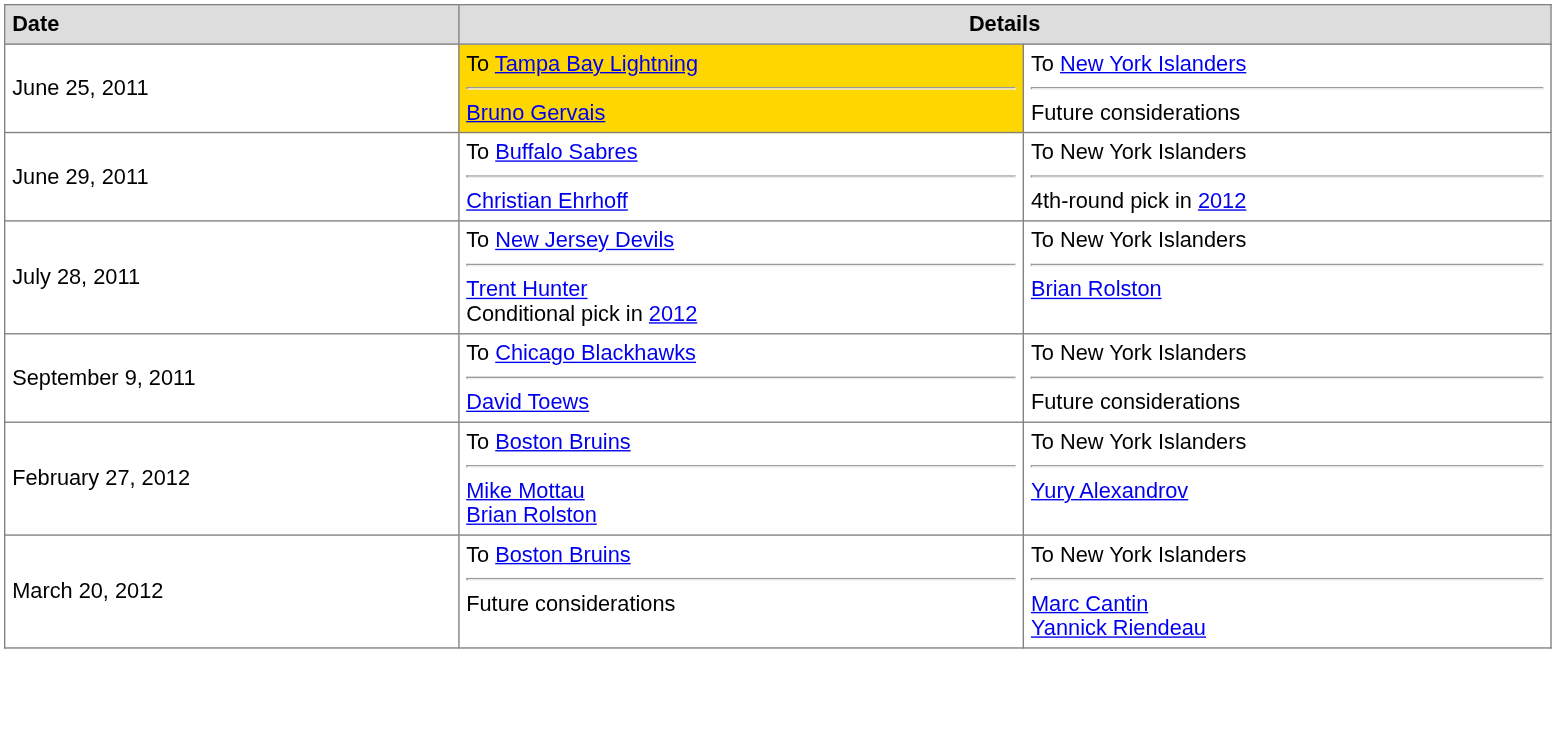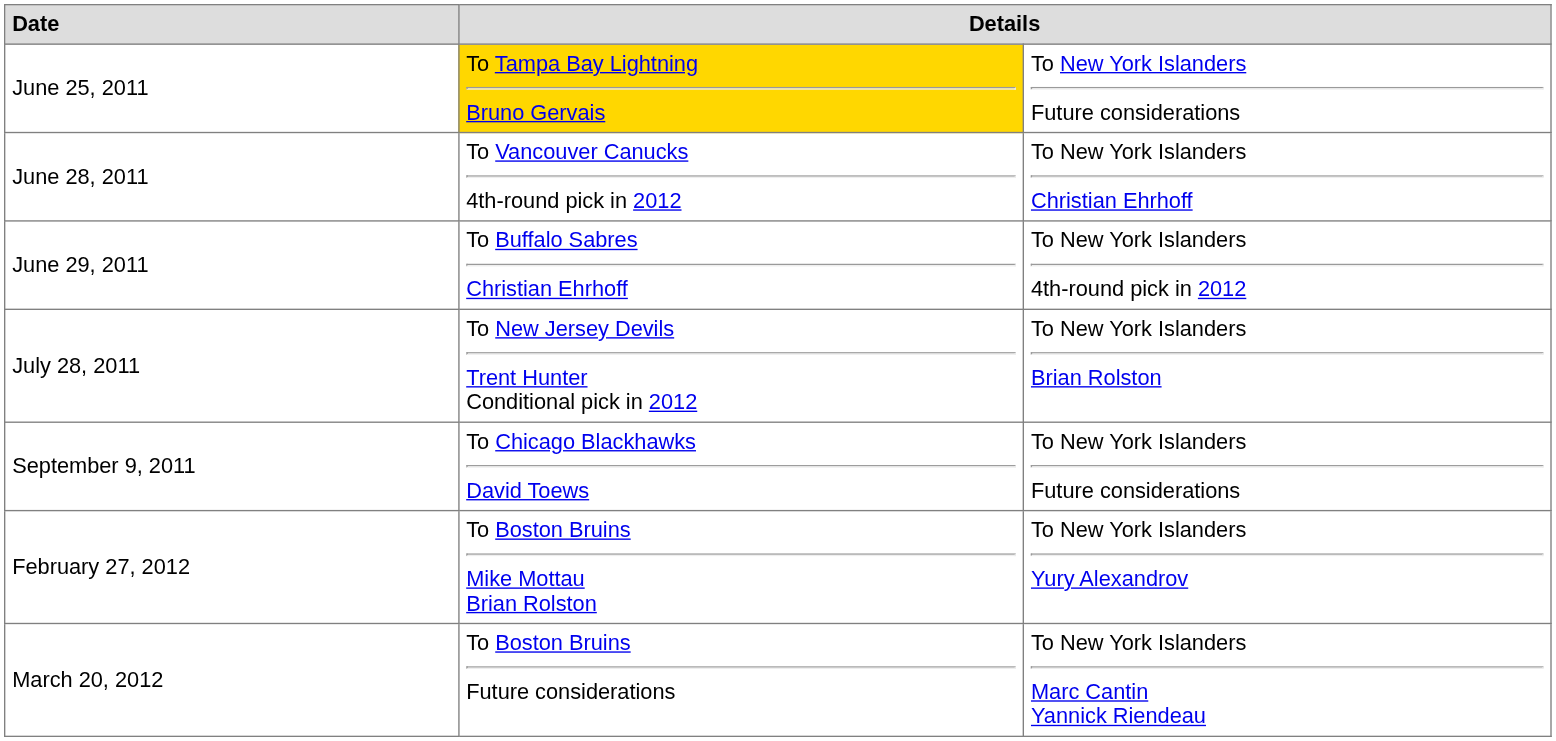+ row: (80, 176)
